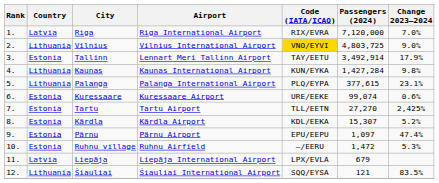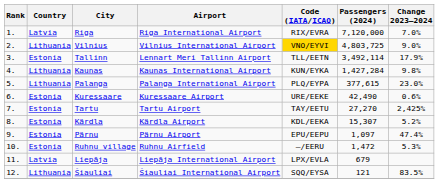(310, 58) TAY/EETU -> (310, 58) TLL/EETN
(363, 58) 3,492,914 -> (363, 58) 3,492,114
(411, 83) 23.1% -> (411, 83) 23.0%
(363, 96) 99,074 -> (363, 96) 42,490
(310, 109) TLL/EETN -> (310, 109) TAY/EETU
